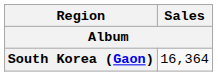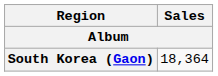(185, 60) 16,364 -> (185, 60) 18,364
